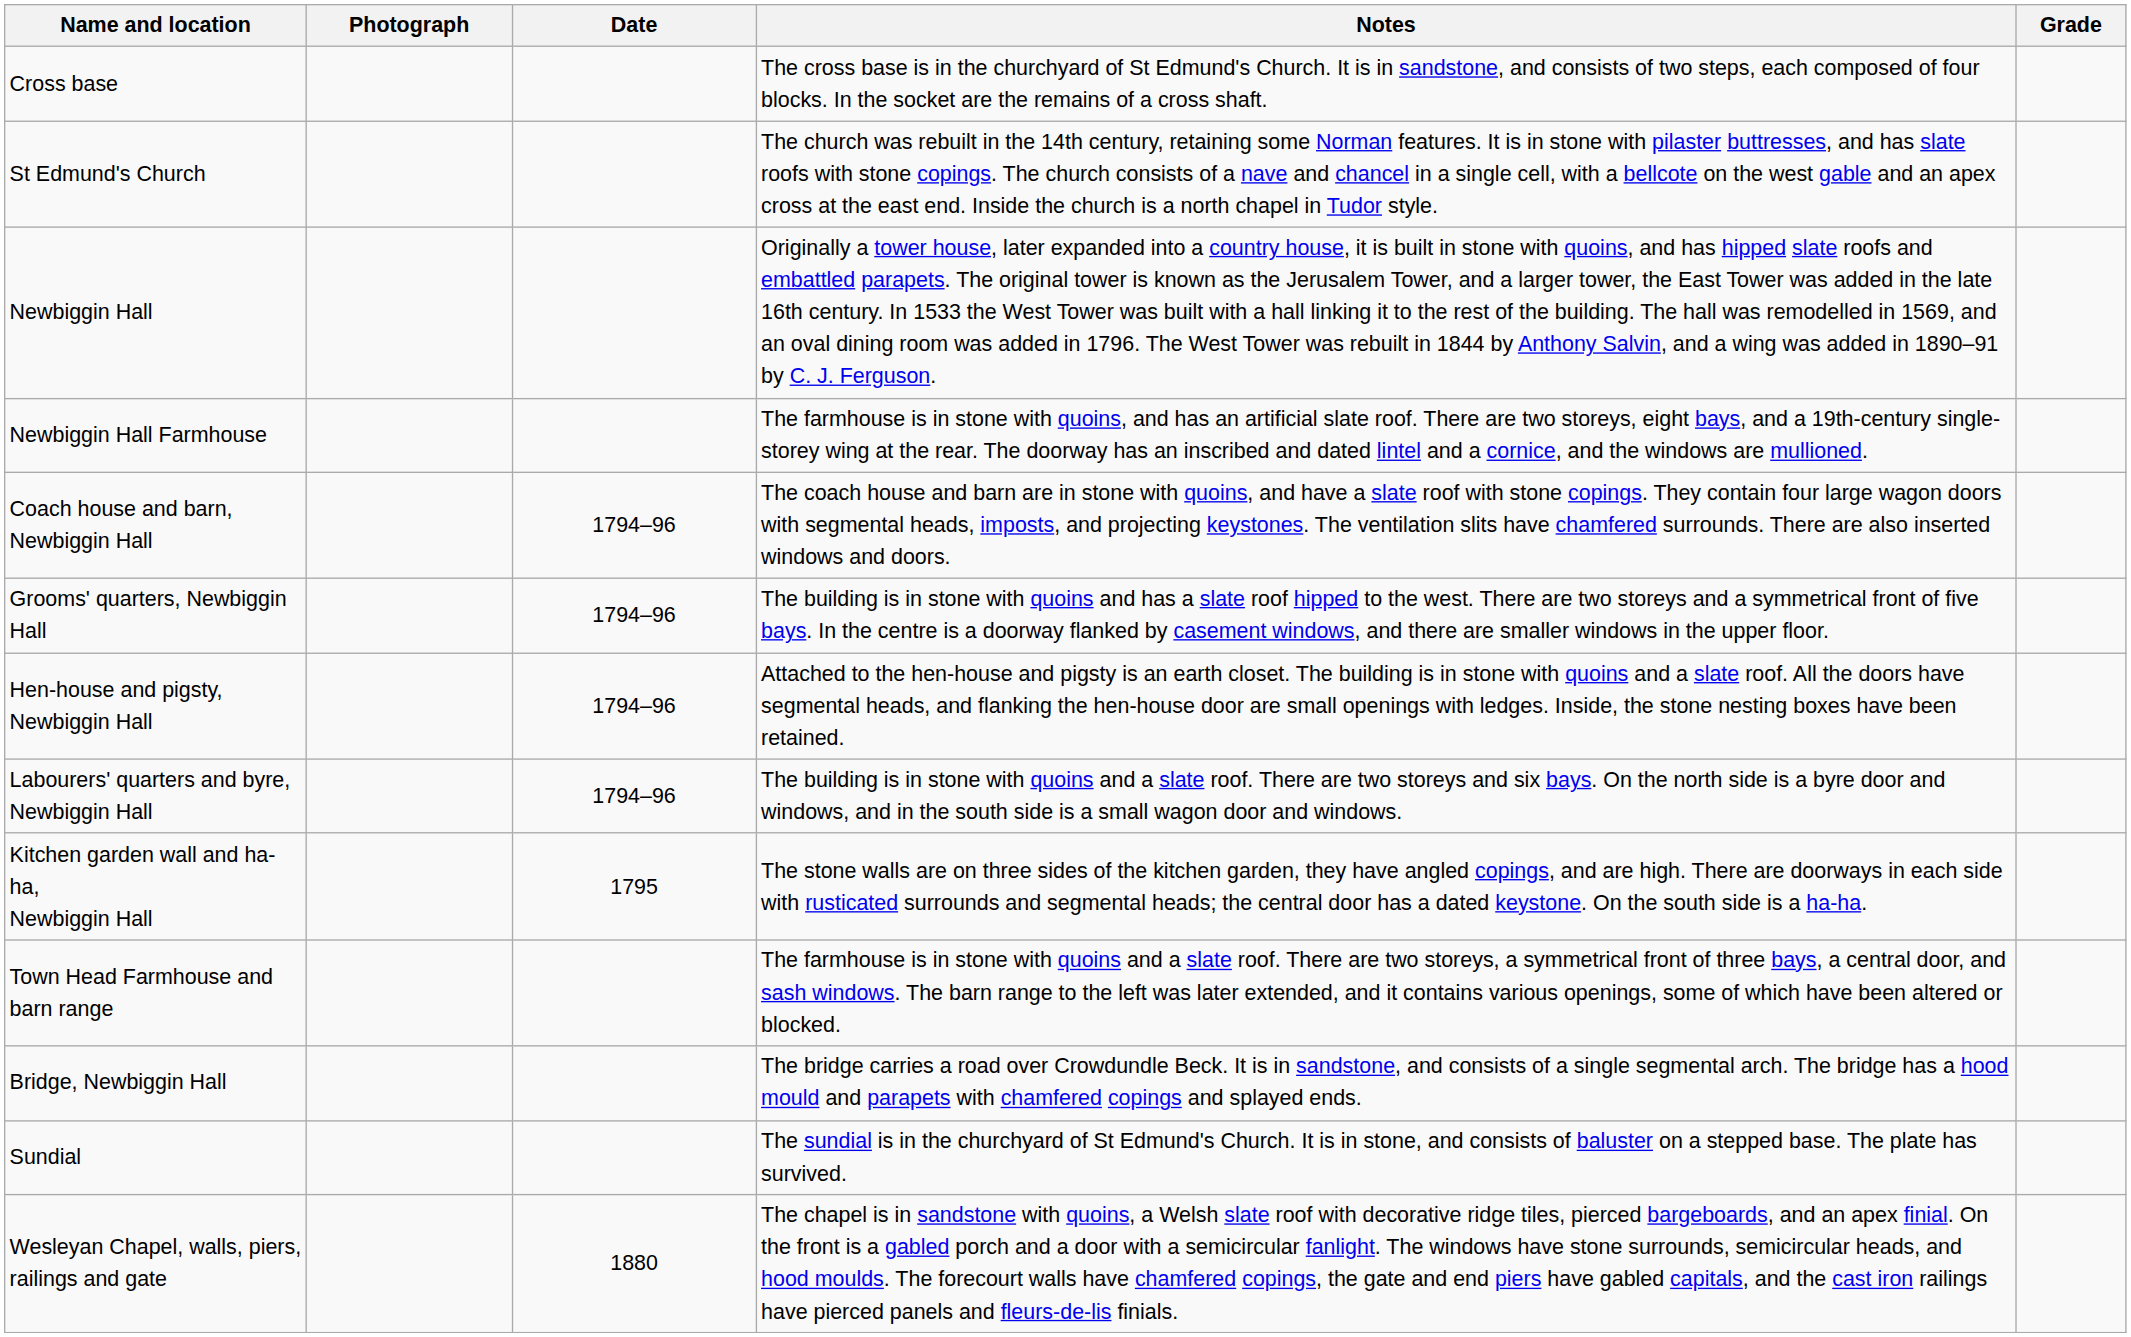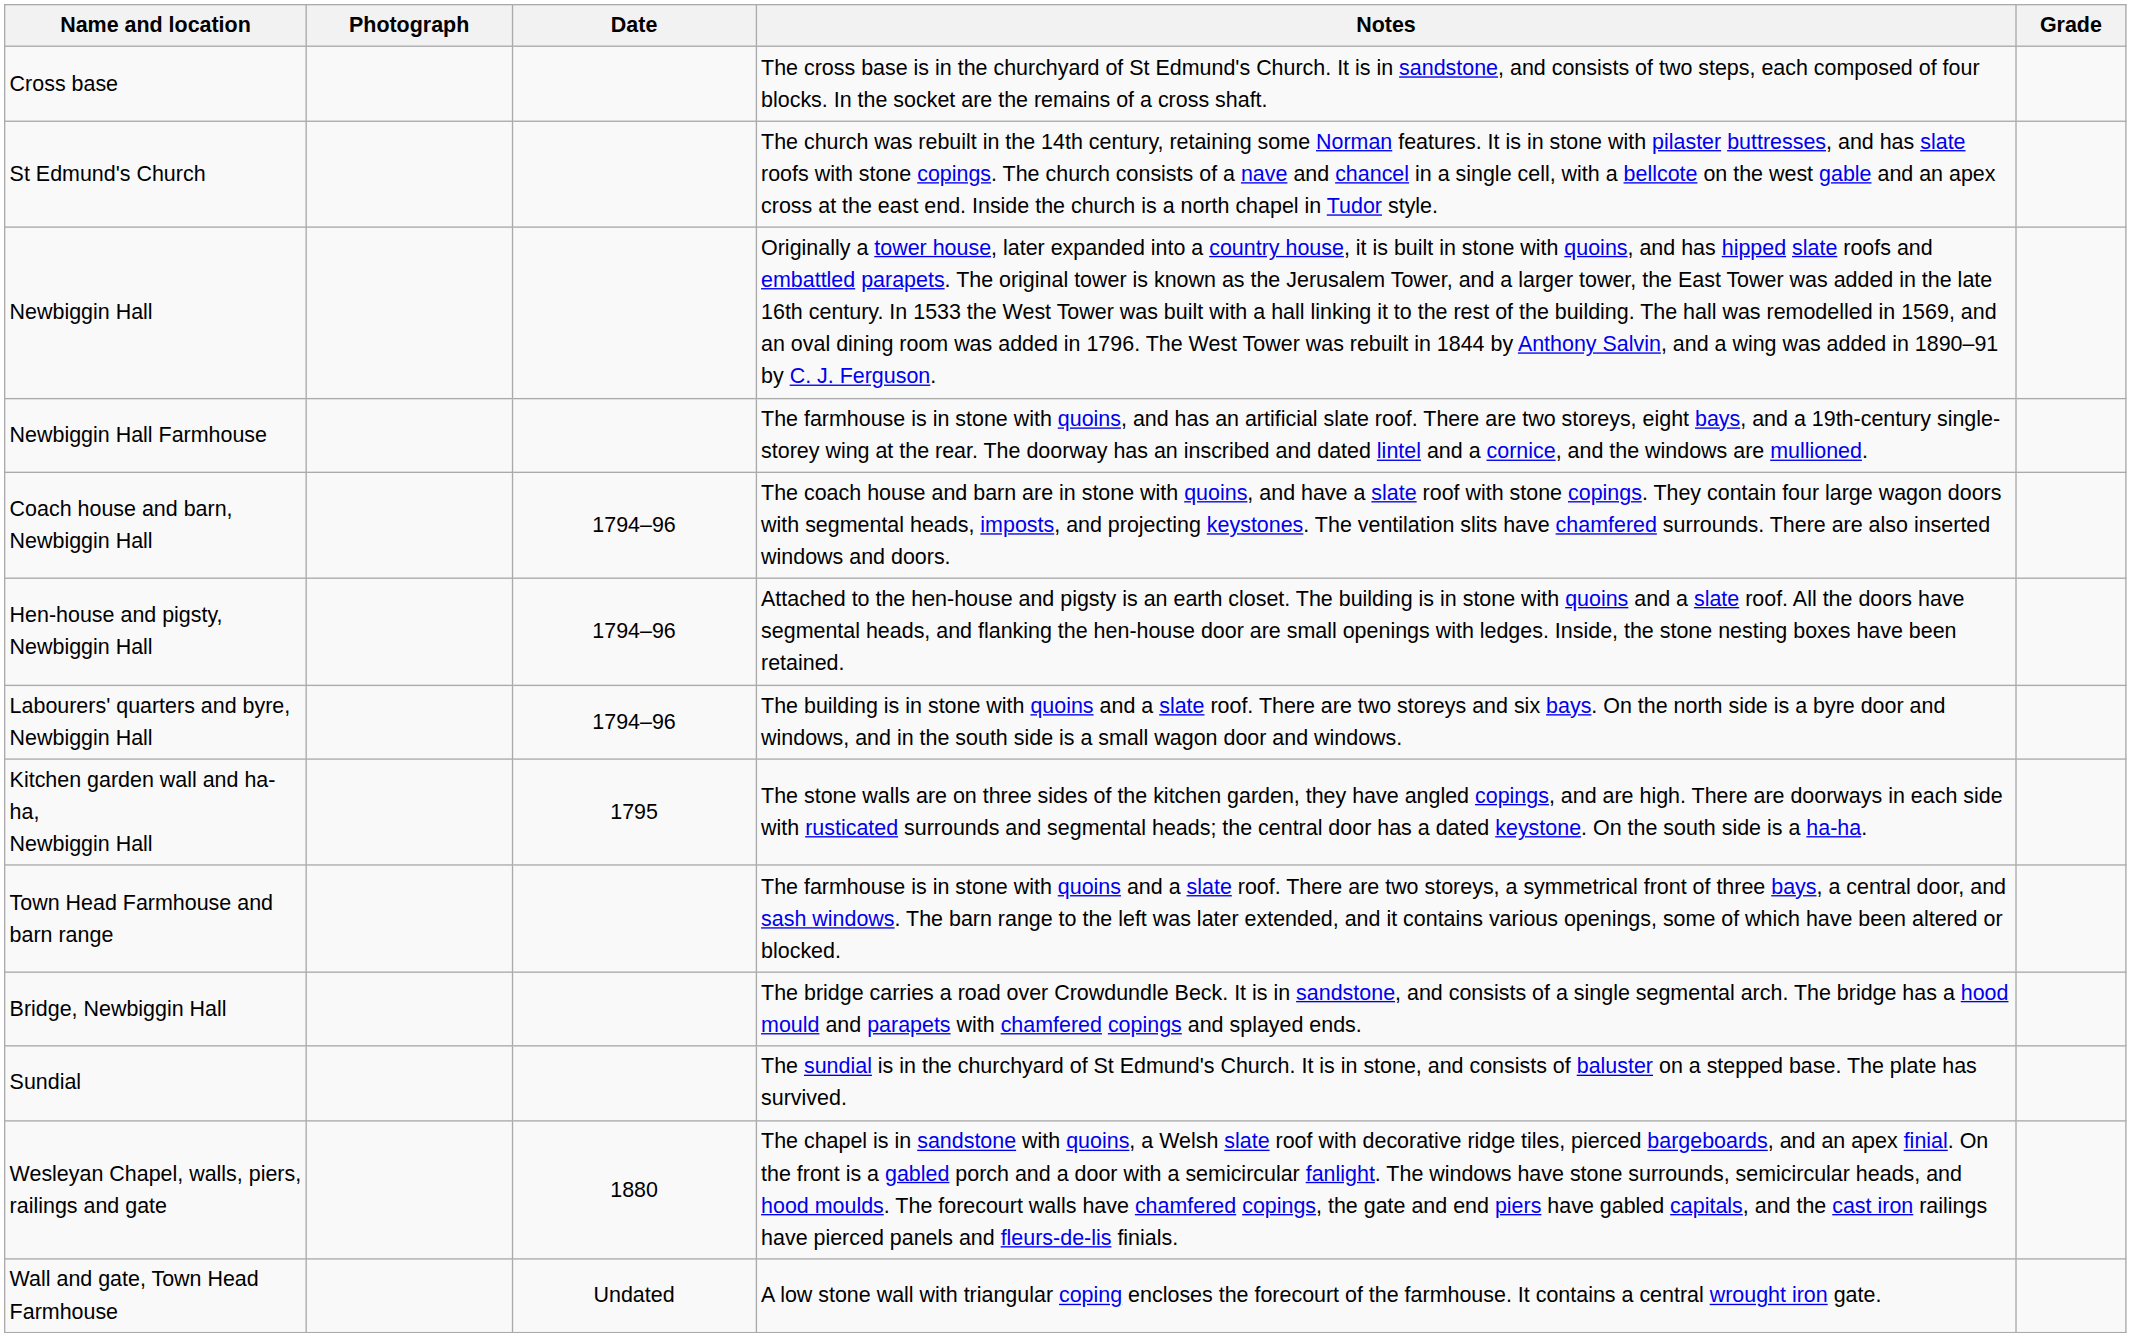- row: (148, 615)
+ row: (134, 1295)
